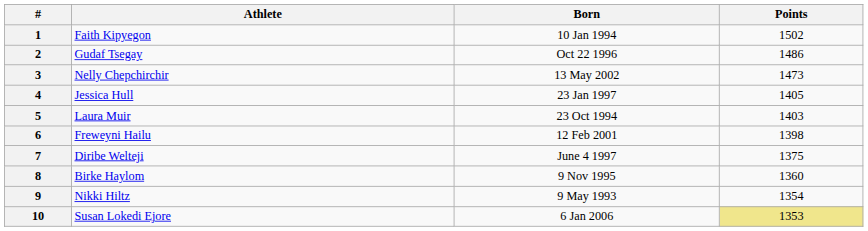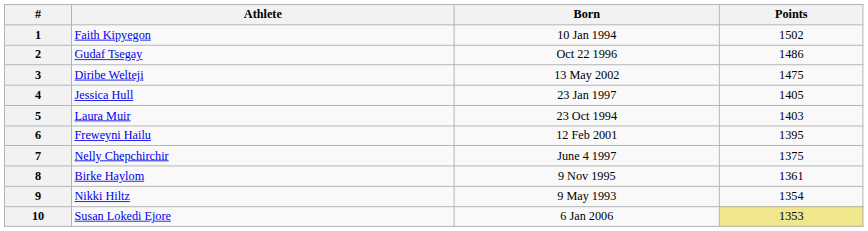(122, 75) Nelly Chepchirchir -> (109, 75) Diribe Welteji
(791, 75) 1473 -> (791, 75) 1475
(791, 136) 1398 -> (791, 136) 1395
(109, 156) Diribe Welteji -> (122, 156) Nelly Chepchirchir
(791, 176) 1360 -> (791, 176) 1361
